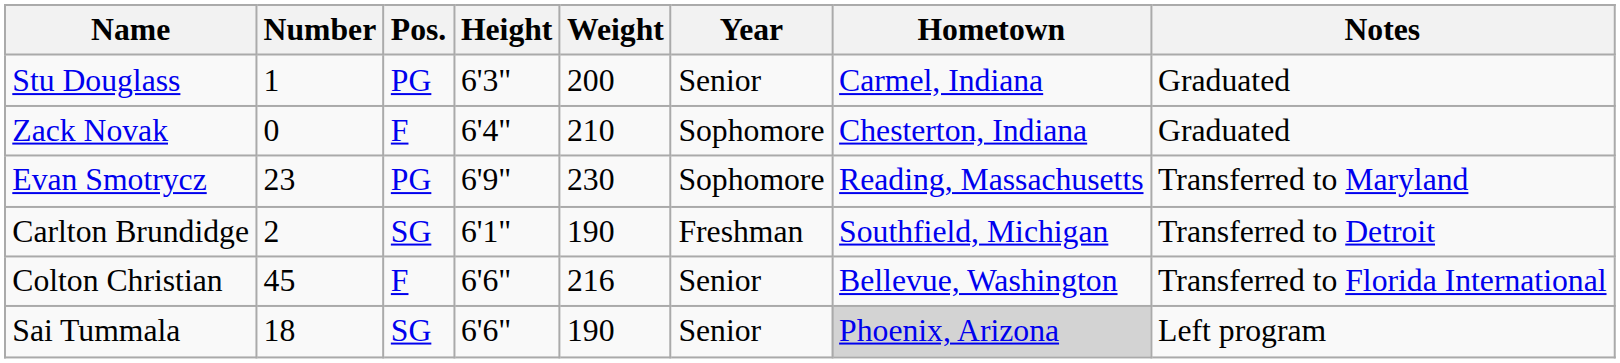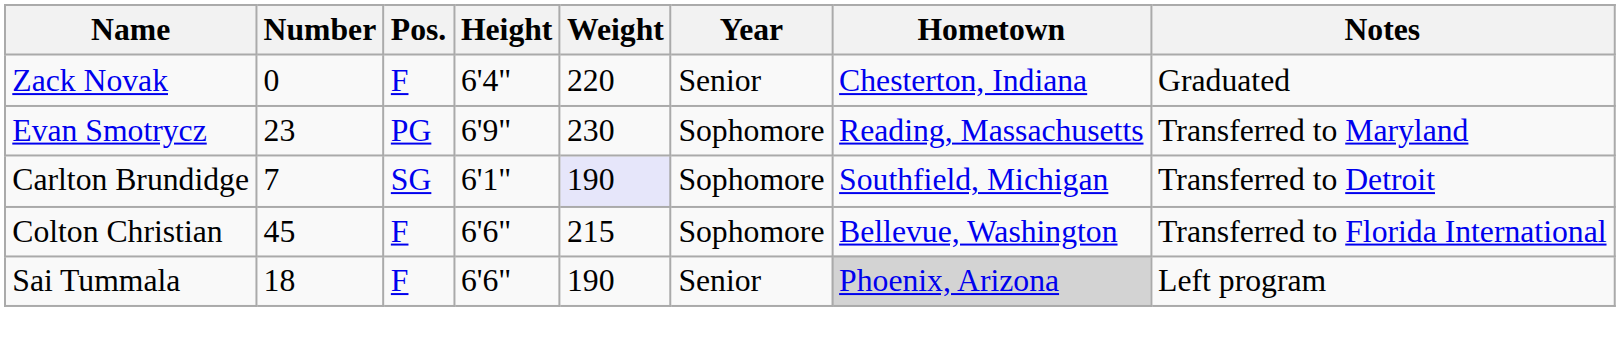- row: (96, 79)
(591, 130) 210 -> (591, 79) 220
(751, 130) Sophomore -> (720, 79) Senior
(272, 230) 2 -> (272, 180) 7
(591, 230) no background -> (591, 180) lavender background
(741, 230) Freshman -> (751, 180) Sophomore
(591, 280) 216 -> (591, 230) 215
(720, 280) Senior -> (751, 230) Sophomore
(411, 331) SG -> (400, 280) F
